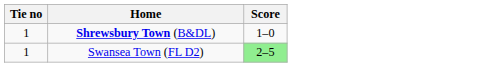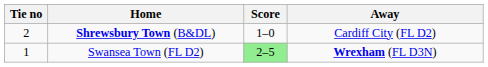+ column: (385, 14)
(26, 33) 1 -> (26, 33) 2
